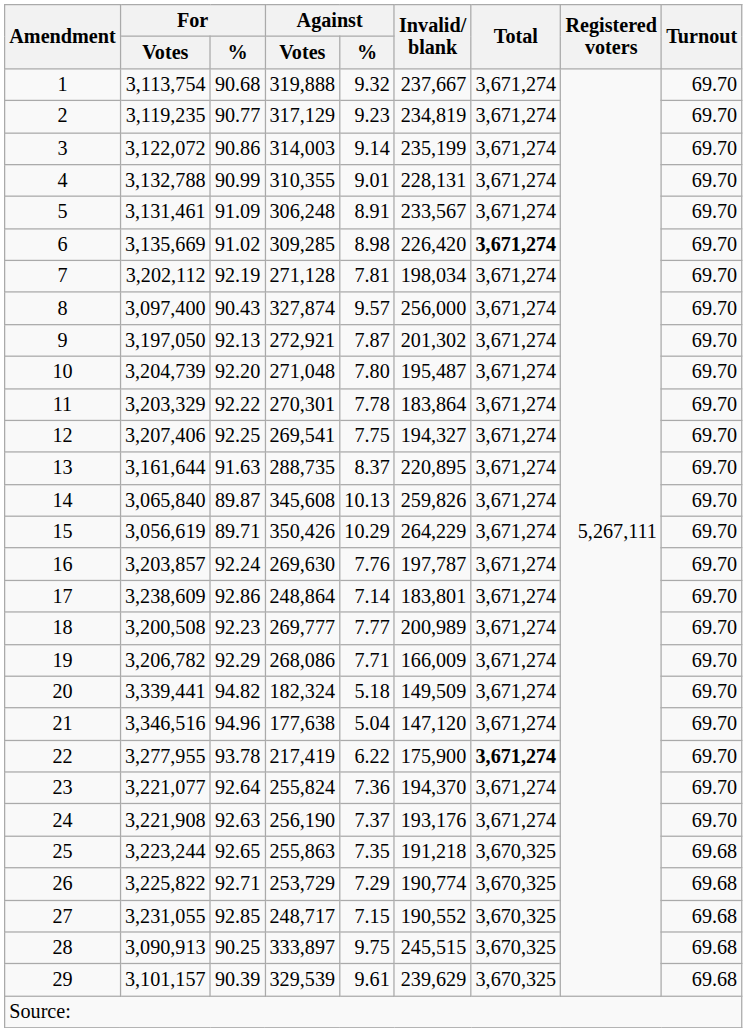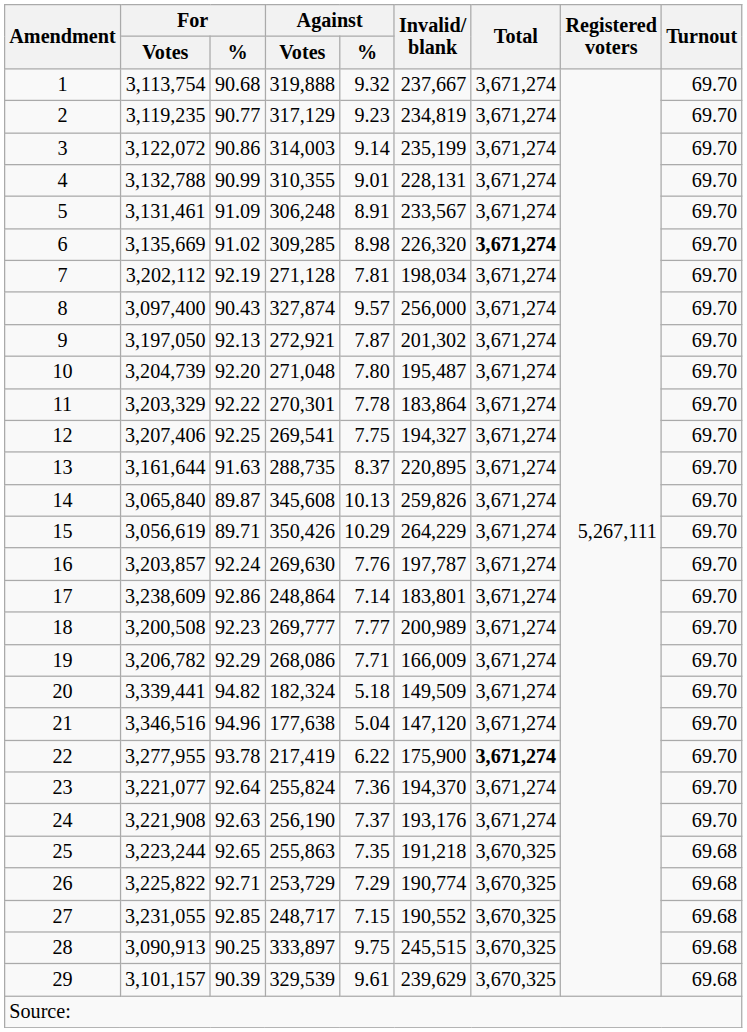(433, 244) 226,420 -> (433, 244) 226,320
